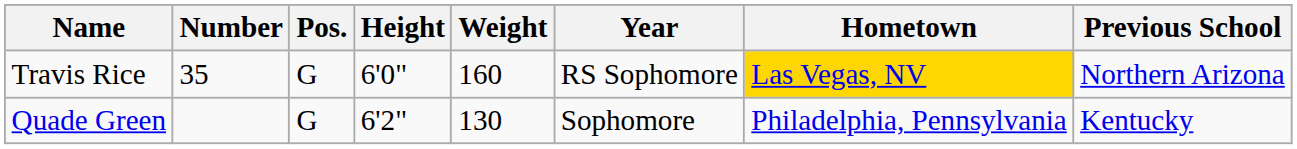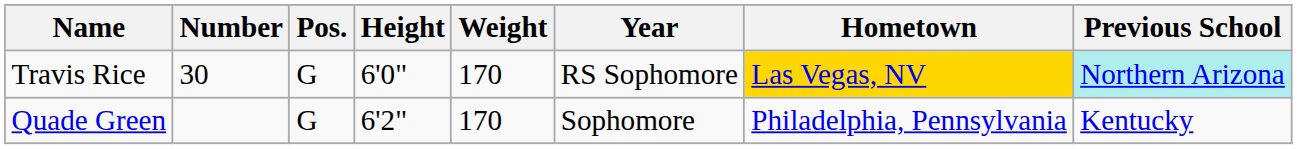(194, 73) 35 -> (194, 73) 30
(480, 73) 160 -> (480, 73) 170
(1182, 73) no background -> (1182, 73) paleturquoise background
(480, 119) 130 -> (480, 119) 170
